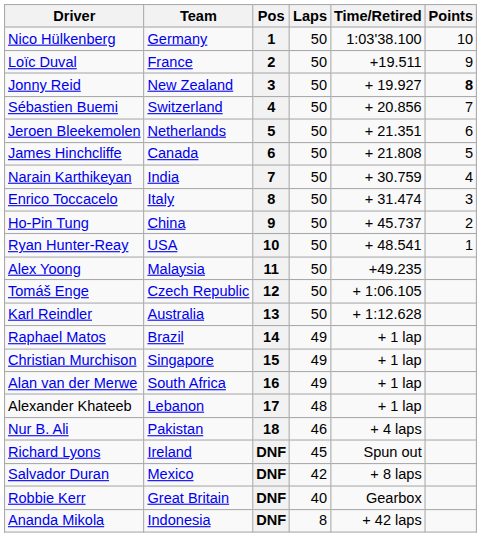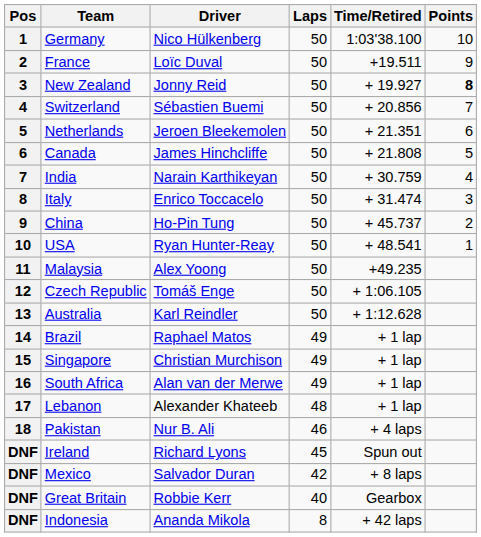columns swapped: (271, 16) <-> (74, 16)
